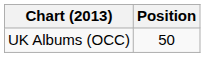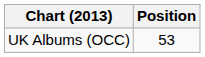(167, 40) 50 -> (167, 40) 53
